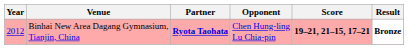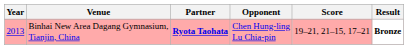(15, 32) 2012 -> (15, 32) 2013
(332, 32) bold -> (332, 32) normal
